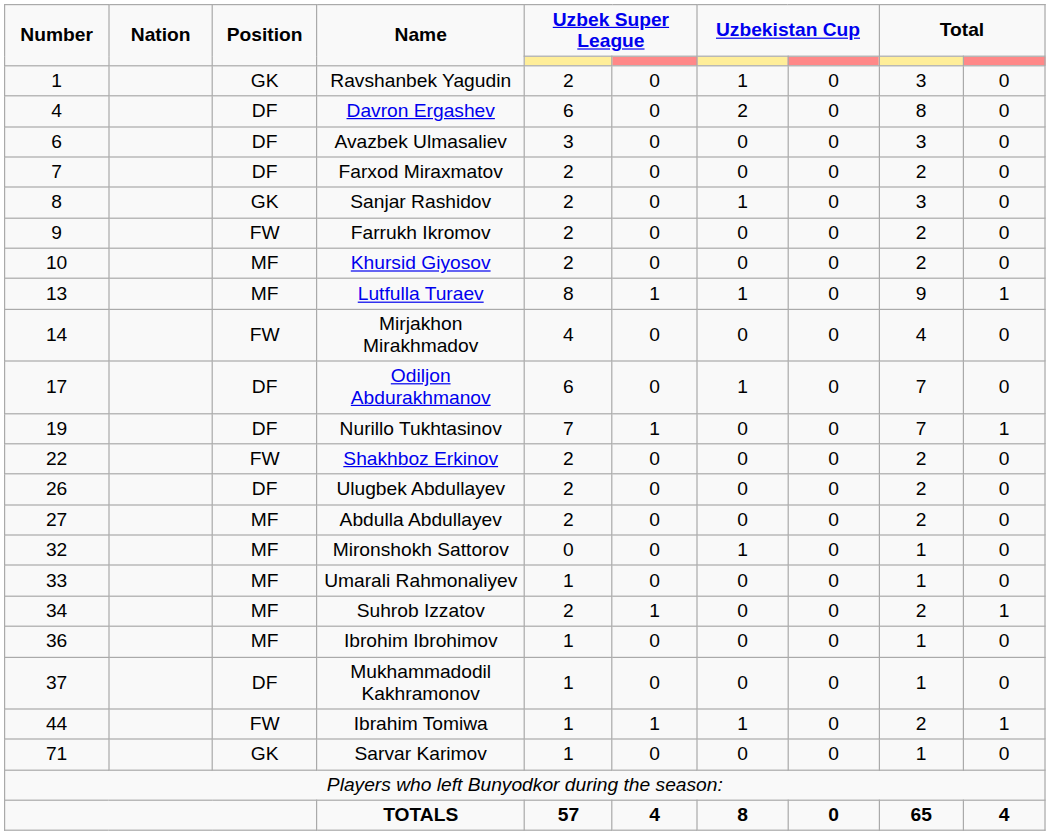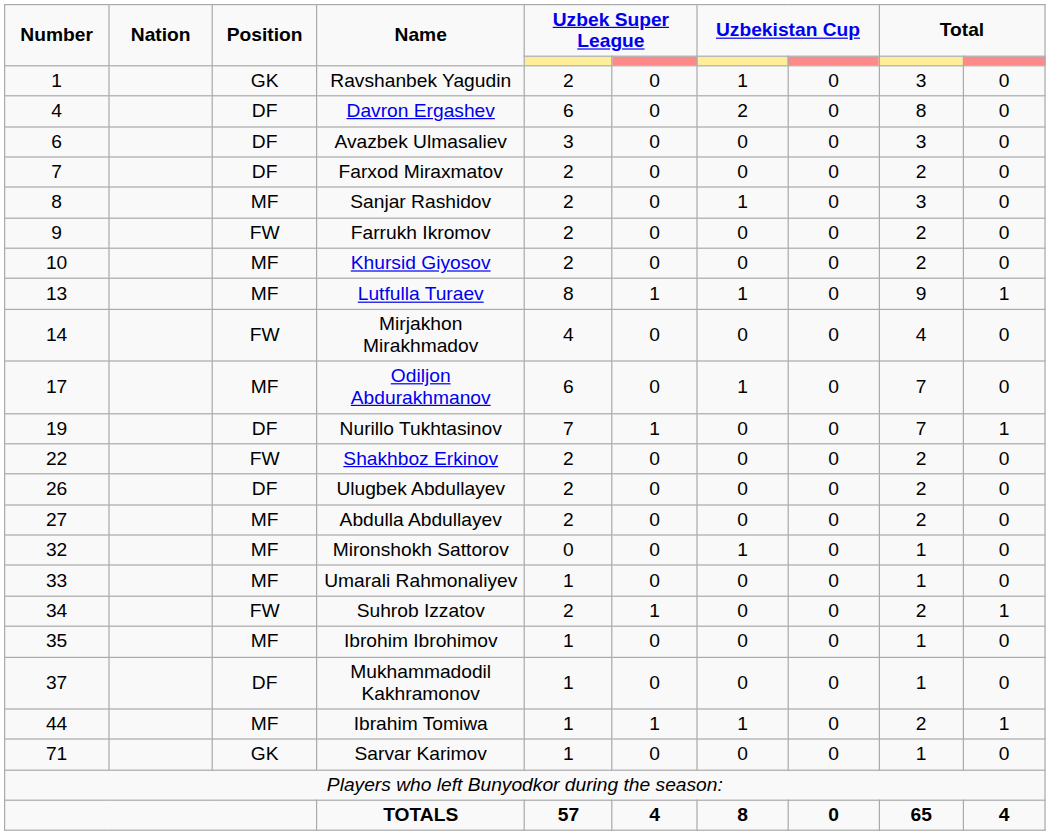(265, 202) GK -> (265, 202) MF
(265, 387) DF -> (265, 387) MF
(265, 611) MF -> (265, 611) FW
(57, 641) 36 -> (57, 641) 35
(265, 723) FW -> (265, 723) MF
